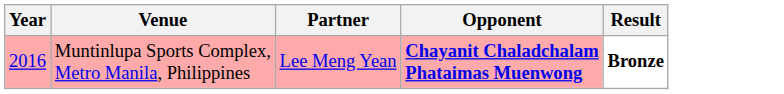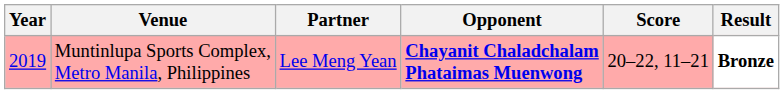+ column: (658, 20)
(28, 61) 2016 -> (28, 61) 2019
